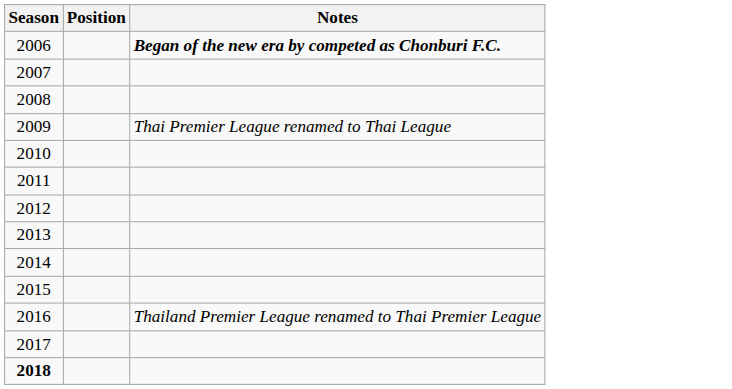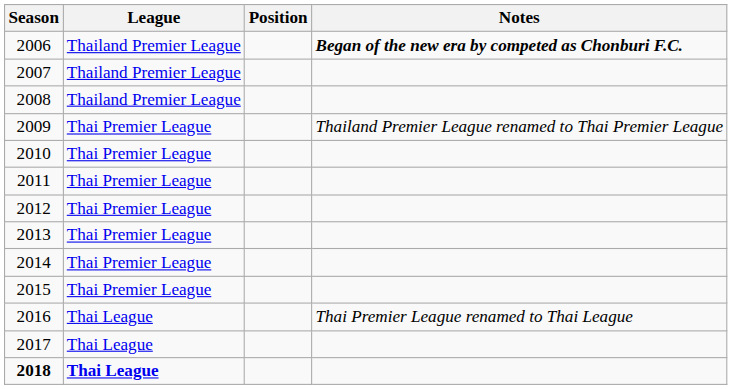+ column: (154, 18)
(292, 126) Thai Premier League renamed to Thai League -> (519, 126) Thailand Premier League renamed to Thai Premier League
(337, 316) Thailand Premier League renamed to Thai Premier League -> (474, 316) Thai Premier League renamed to Thai League
